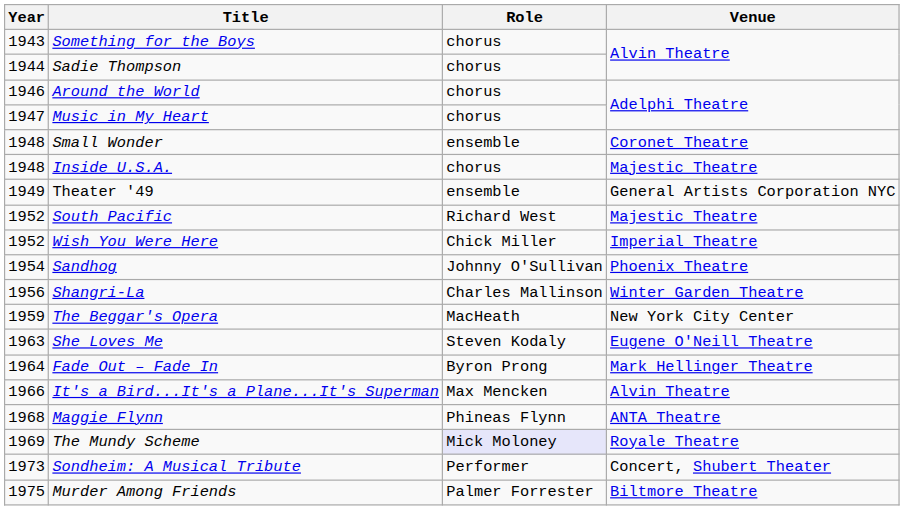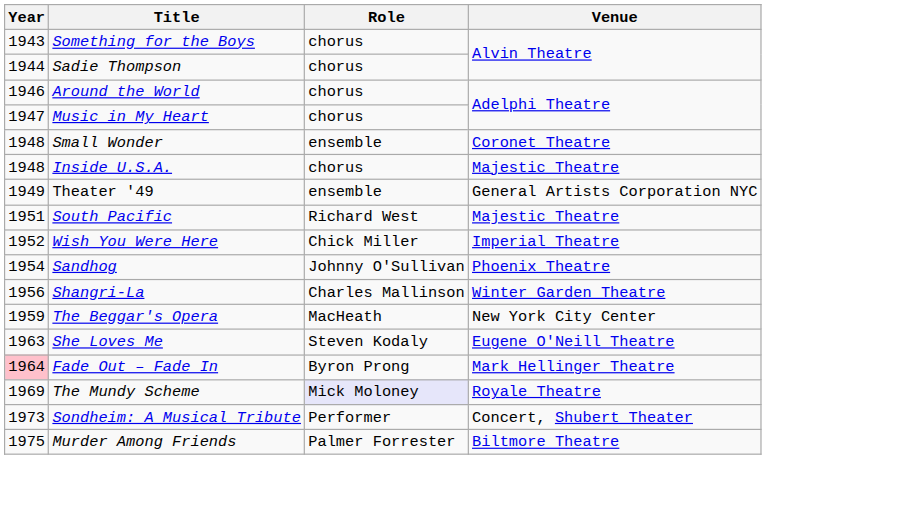(27, 217) 1952 -> (27, 217) 1951
(27, 367) no background -> (27, 367) pink background
- row: (246, 392)
- row: (108, 417)
